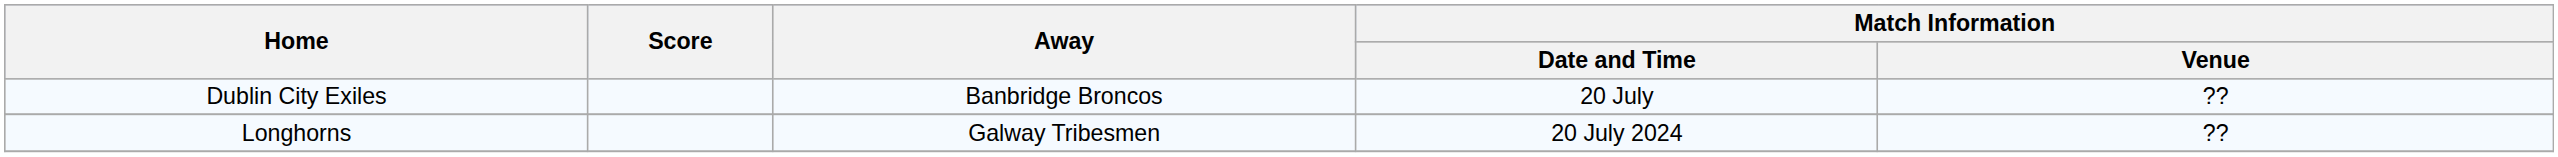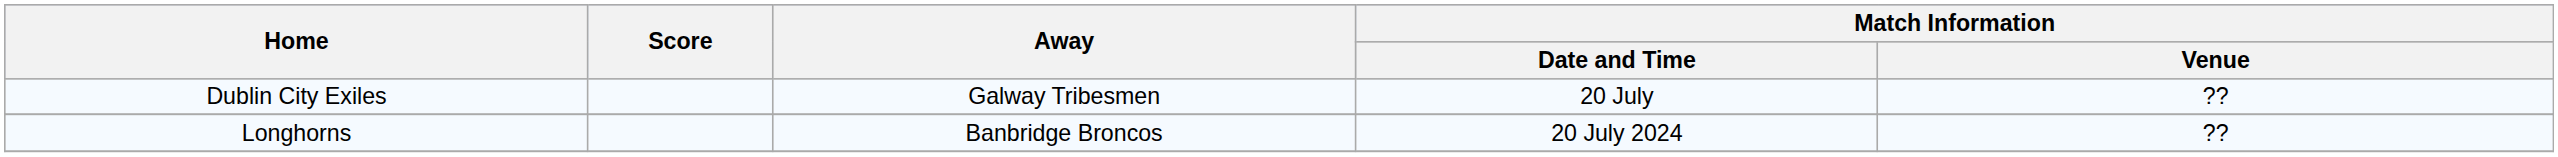(1064, 97) Banbridge Broncos -> (1064, 97) Galway Tribesmen
(1064, 133) Galway Tribesmen -> (1064, 133) Banbridge Broncos
